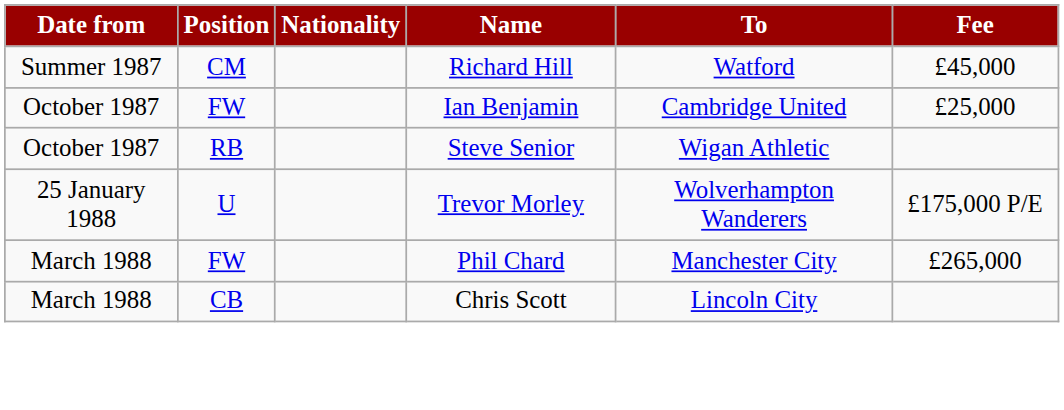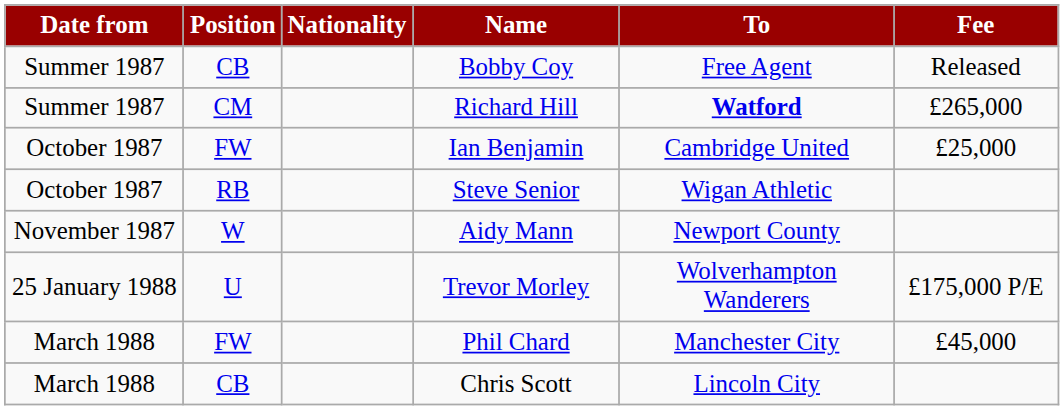+ row: (516, 66)
(754, 66) normal -> (757, 107) bold
(975, 66) £45,000 -> (976, 107) £265,000
+ row: (516, 230)
(975, 260) £265,000 -> (976, 342) £45,000
